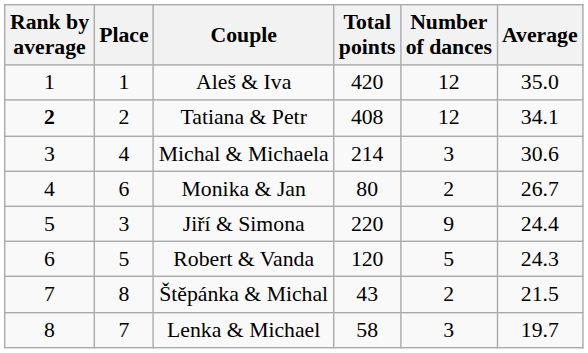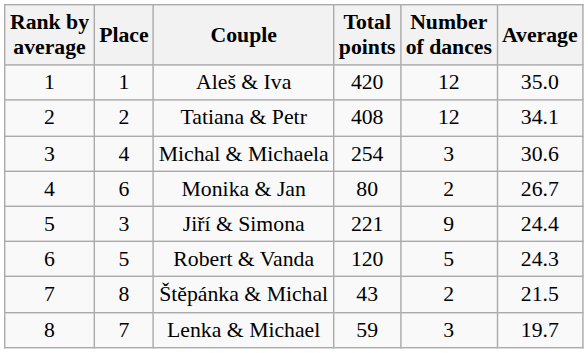(50, 117) bold -> (50, 117) normal
(367, 153) 214 -> (367, 153) 254
(367, 223) 220 -> (367, 223) 221
(367, 329) 58 -> (367, 329) 59
